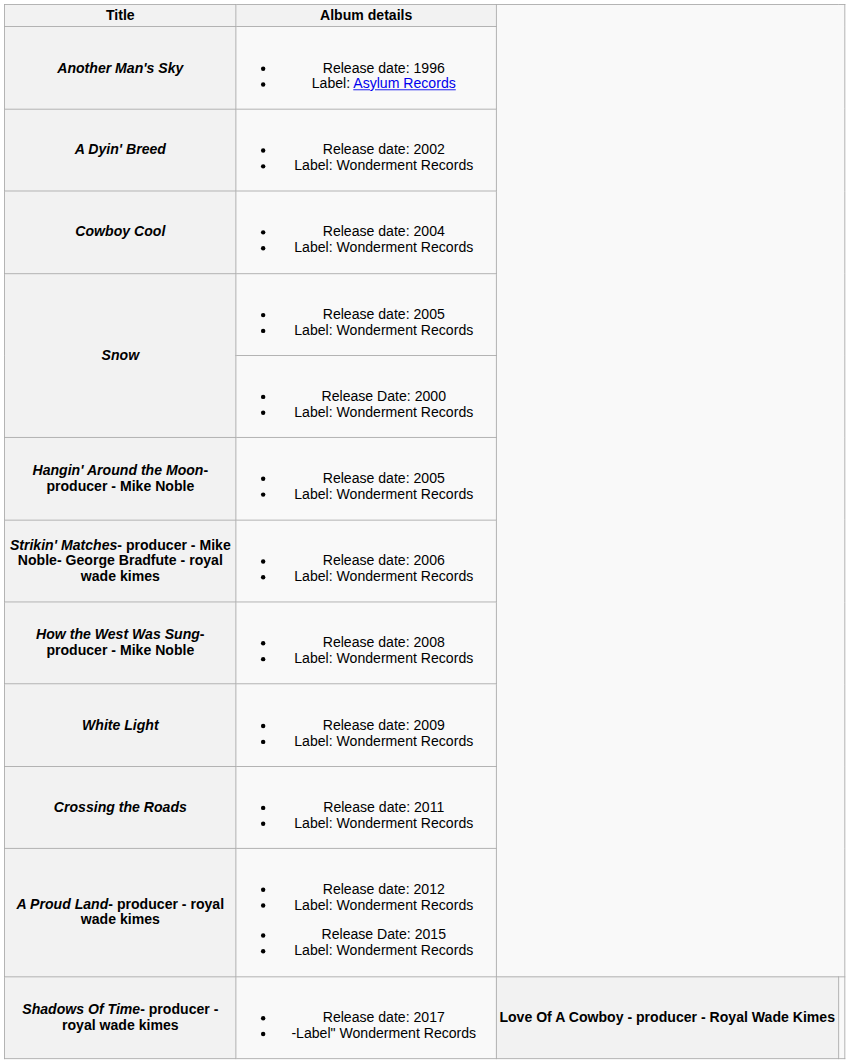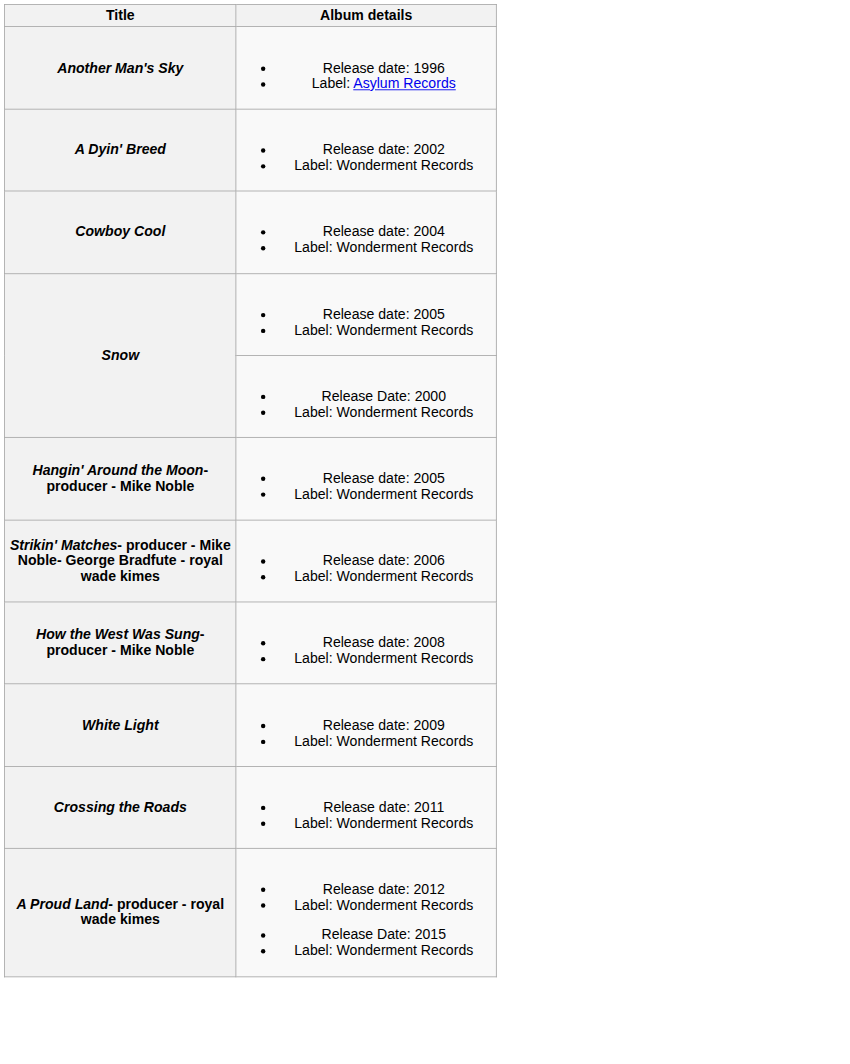- row: (120, 1017)
